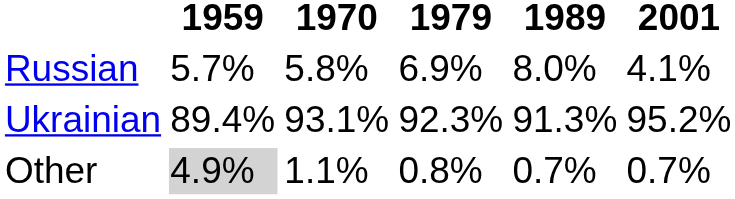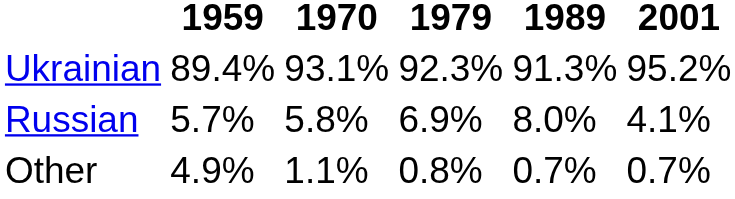rows swapped: (83, 119) <-> (72, 68)
(212, 170) lightgrey background -> (212, 170) no background
